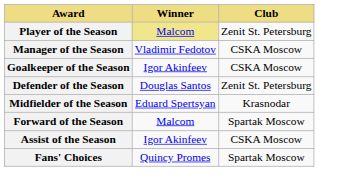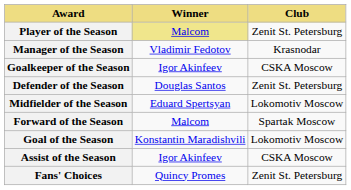(266, 49) CSKA Moscow -> (297, 49) Krasnodar
(266, 103) Krasnodar -> (297, 103) Lokomotiv Moscow
+ row: (68, 139)
(266, 157) Spartak Moscow -> (297, 175) Zenit St. Petersburg
